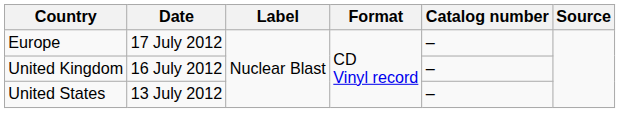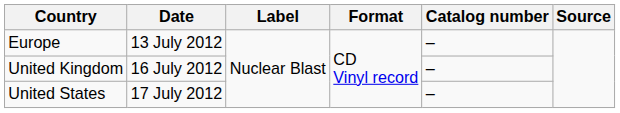(176, 42) 17 July 2012 -> (176, 42) 13 July 2012
(176, 94) 13 July 2012 -> (176, 94) 17 July 2012
